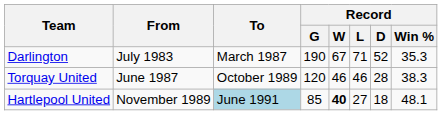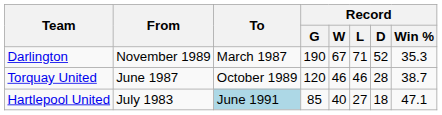(145, 57) July 1983 -> (163, 57) November 1989
(414, 78) 38.3 -> (414, 78) 38.7
(163, 99) November 1989 -> (145, 99) July 1983
(339, 99) bold -> (339, 99) normal
(414, 99) 48.1 -> (414, 99) 47.1
